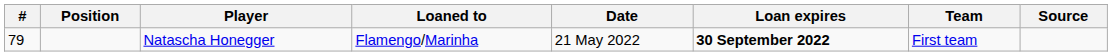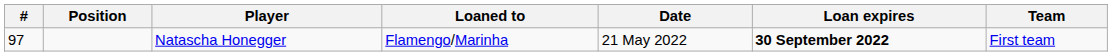- column: (1063, 16)
(16, 40) 79 -> (16, 40) 97
